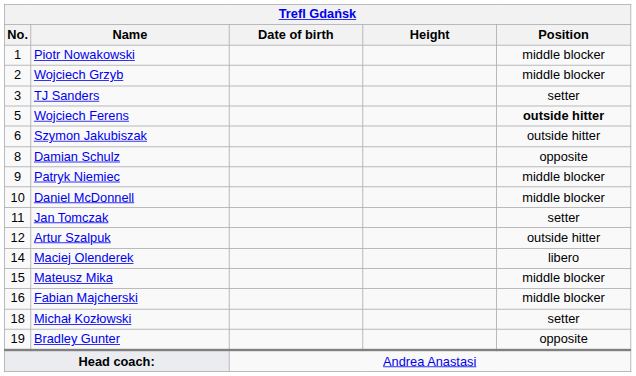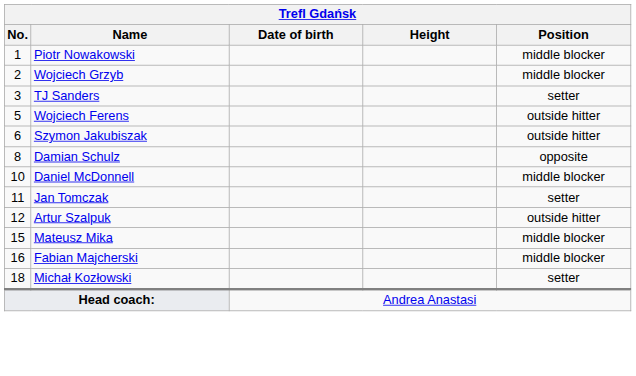(564, 116) bold -> (564, 116) normal
- row: (77, 177)
- row: (84, 258)
- row: (77, 339)
